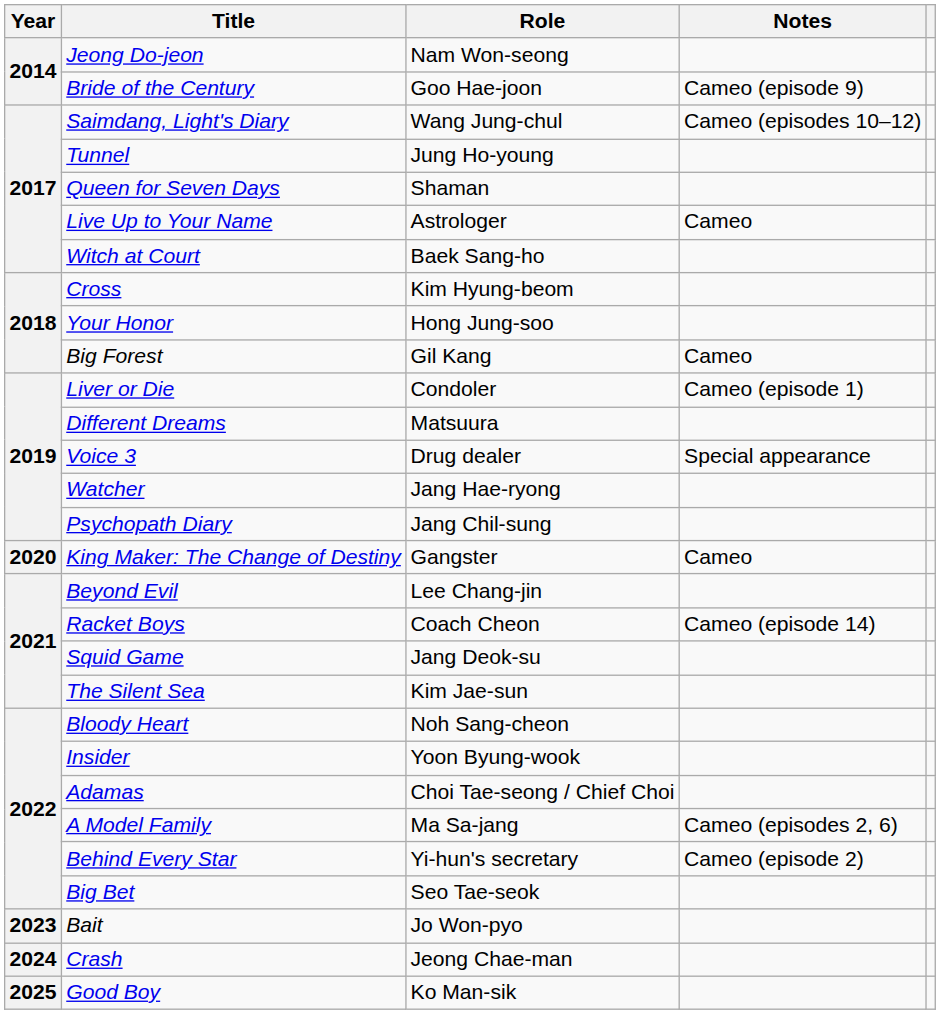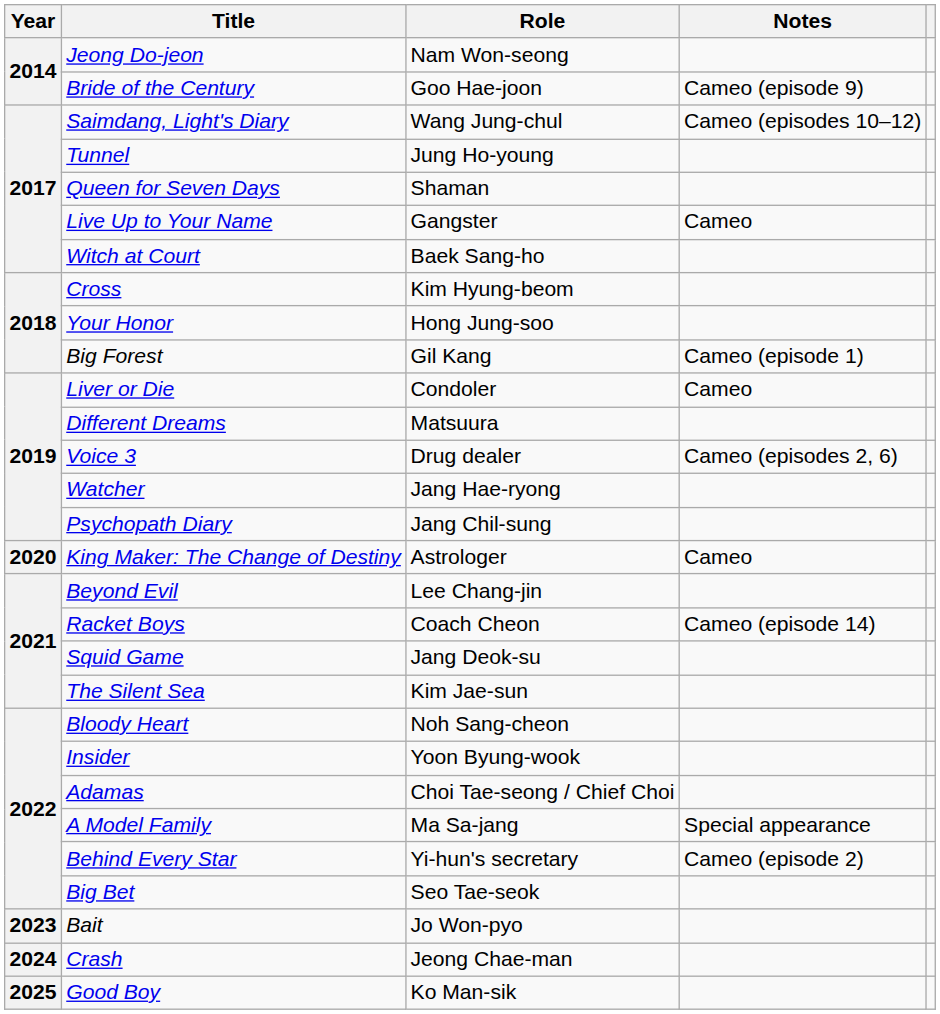(459, 222) Astrologer -> (454, 222) Gangster
(718, 356) Cameo -> (774, 356) Cameo (episode 1)
(774, 389) Cameo (episode 1) -> (718, 389) Cameo
(777, 456) Special appearance -> (791, 456) Cameo (episodes 2, 6)
(454, 557) Gangster -> (459, 557) Astrologer
(791, 825) Cameo (episodes 2, 6) -> (777, 825) Special appearance
